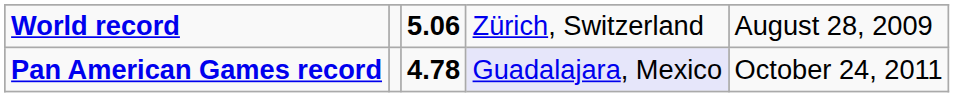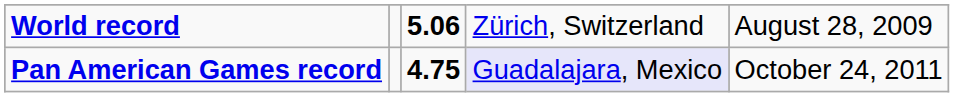(434, 69) 4.78 -> (434, 69) 4.75
